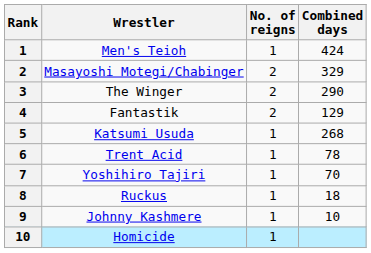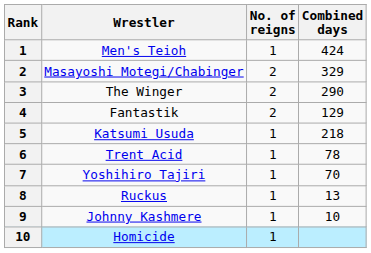(333, 133) 268 -> (333, 133) 218
(333, 196) 18 -> (333, 196) 13
